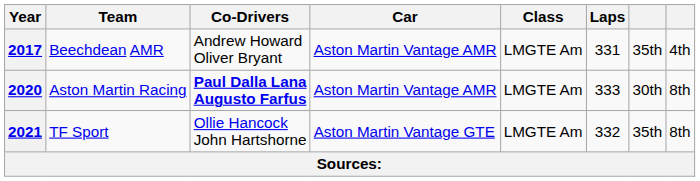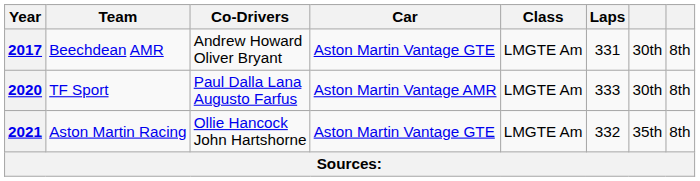(405, 50) Aston Martin Vantage AMR -> (404, 50) Aston Martin Vantage GTE
(647, 50) 35th -> (647, 50) 30th
(680, 50) 4th -> (680, 50) 8th
(118, 91) Aston Martin Racing -> (79, 91) TF Sport
(250, 91) bold -> (248, 91) normal
(79, 132) TF Sport -> (118, 132) Aston Martin Racing
